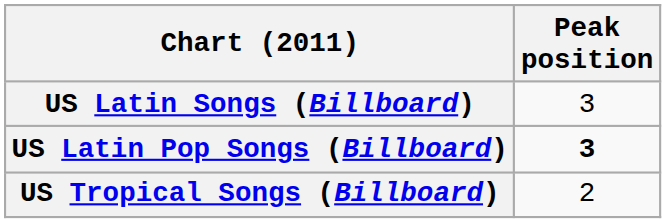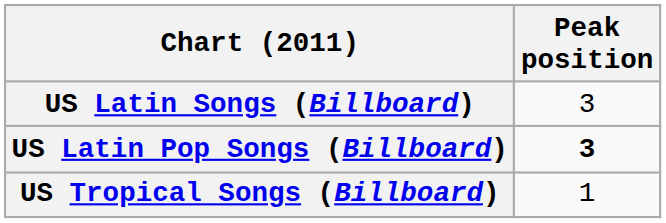(587, 194) 2 -> (587, 194) 1
